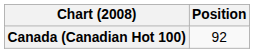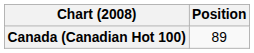(219, 37) 92 -> (219, 37) 89
